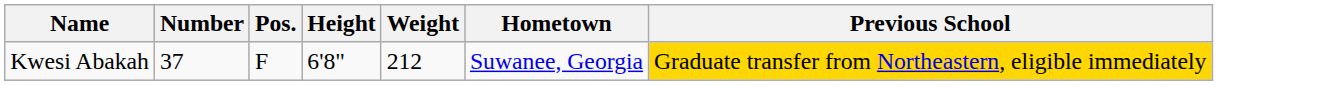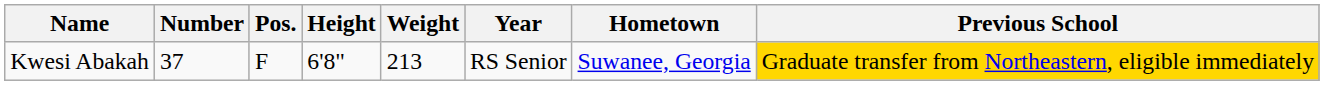+ column: (518, 23)
(404, 60) 212 -> (404, 60) 213
